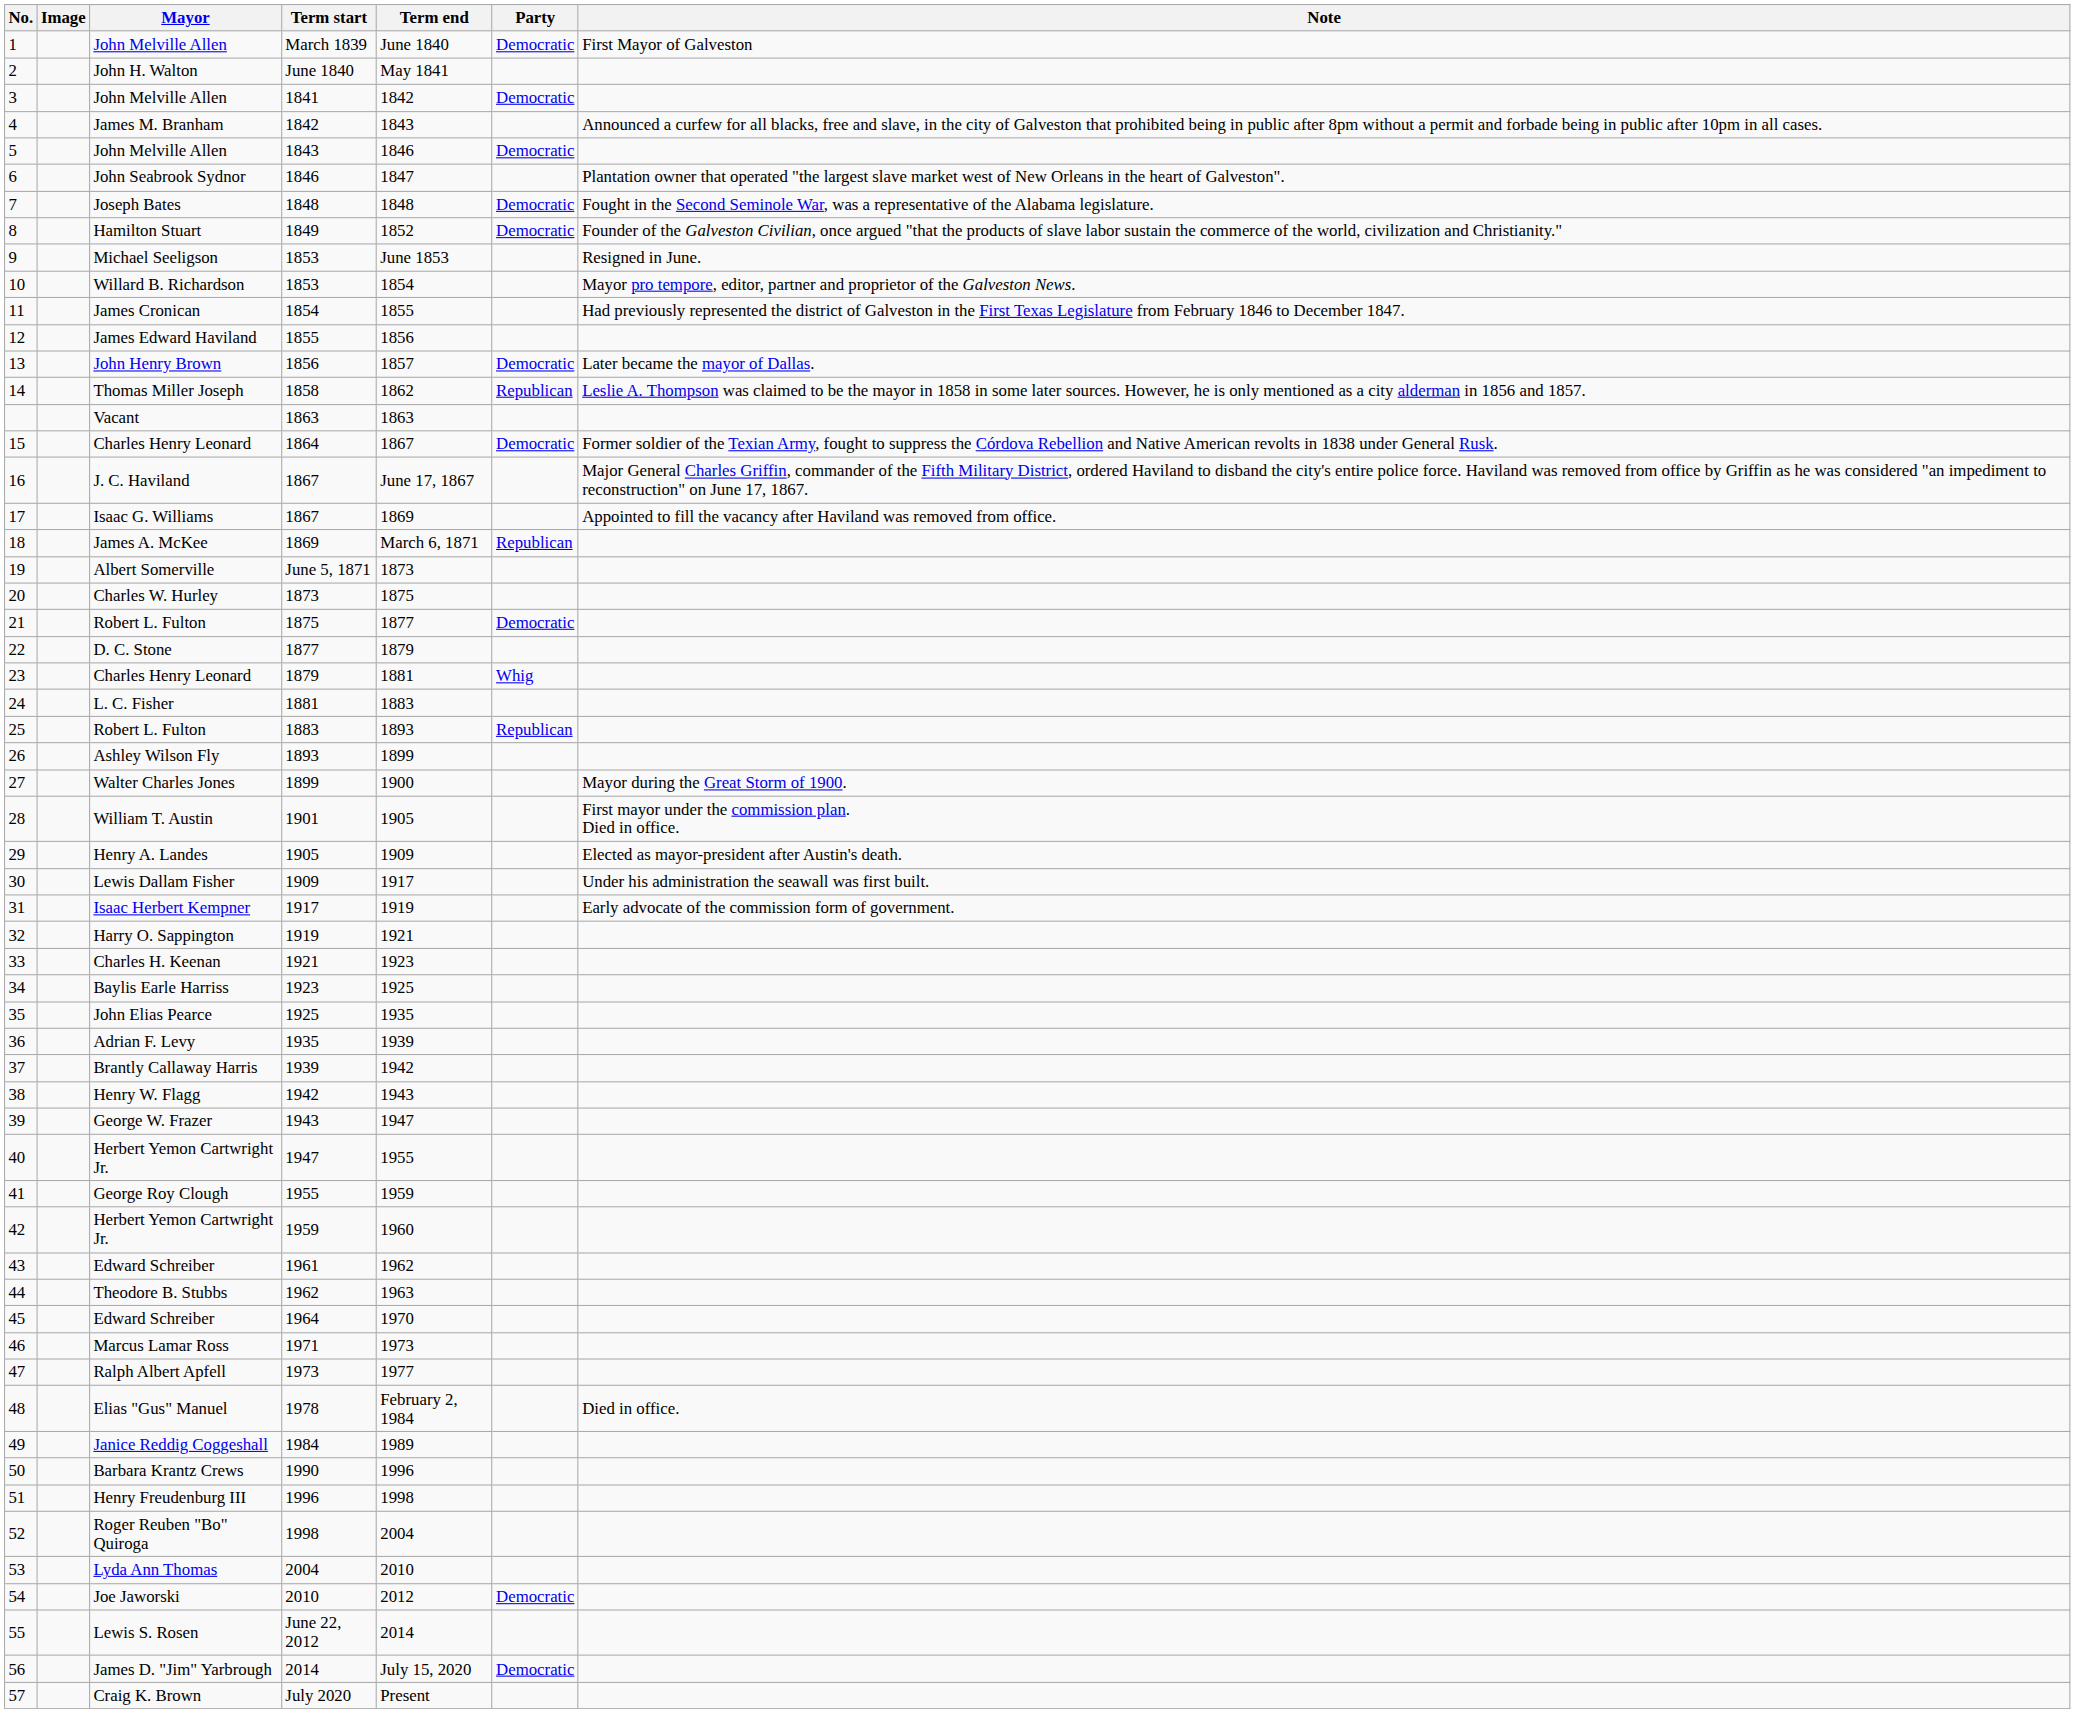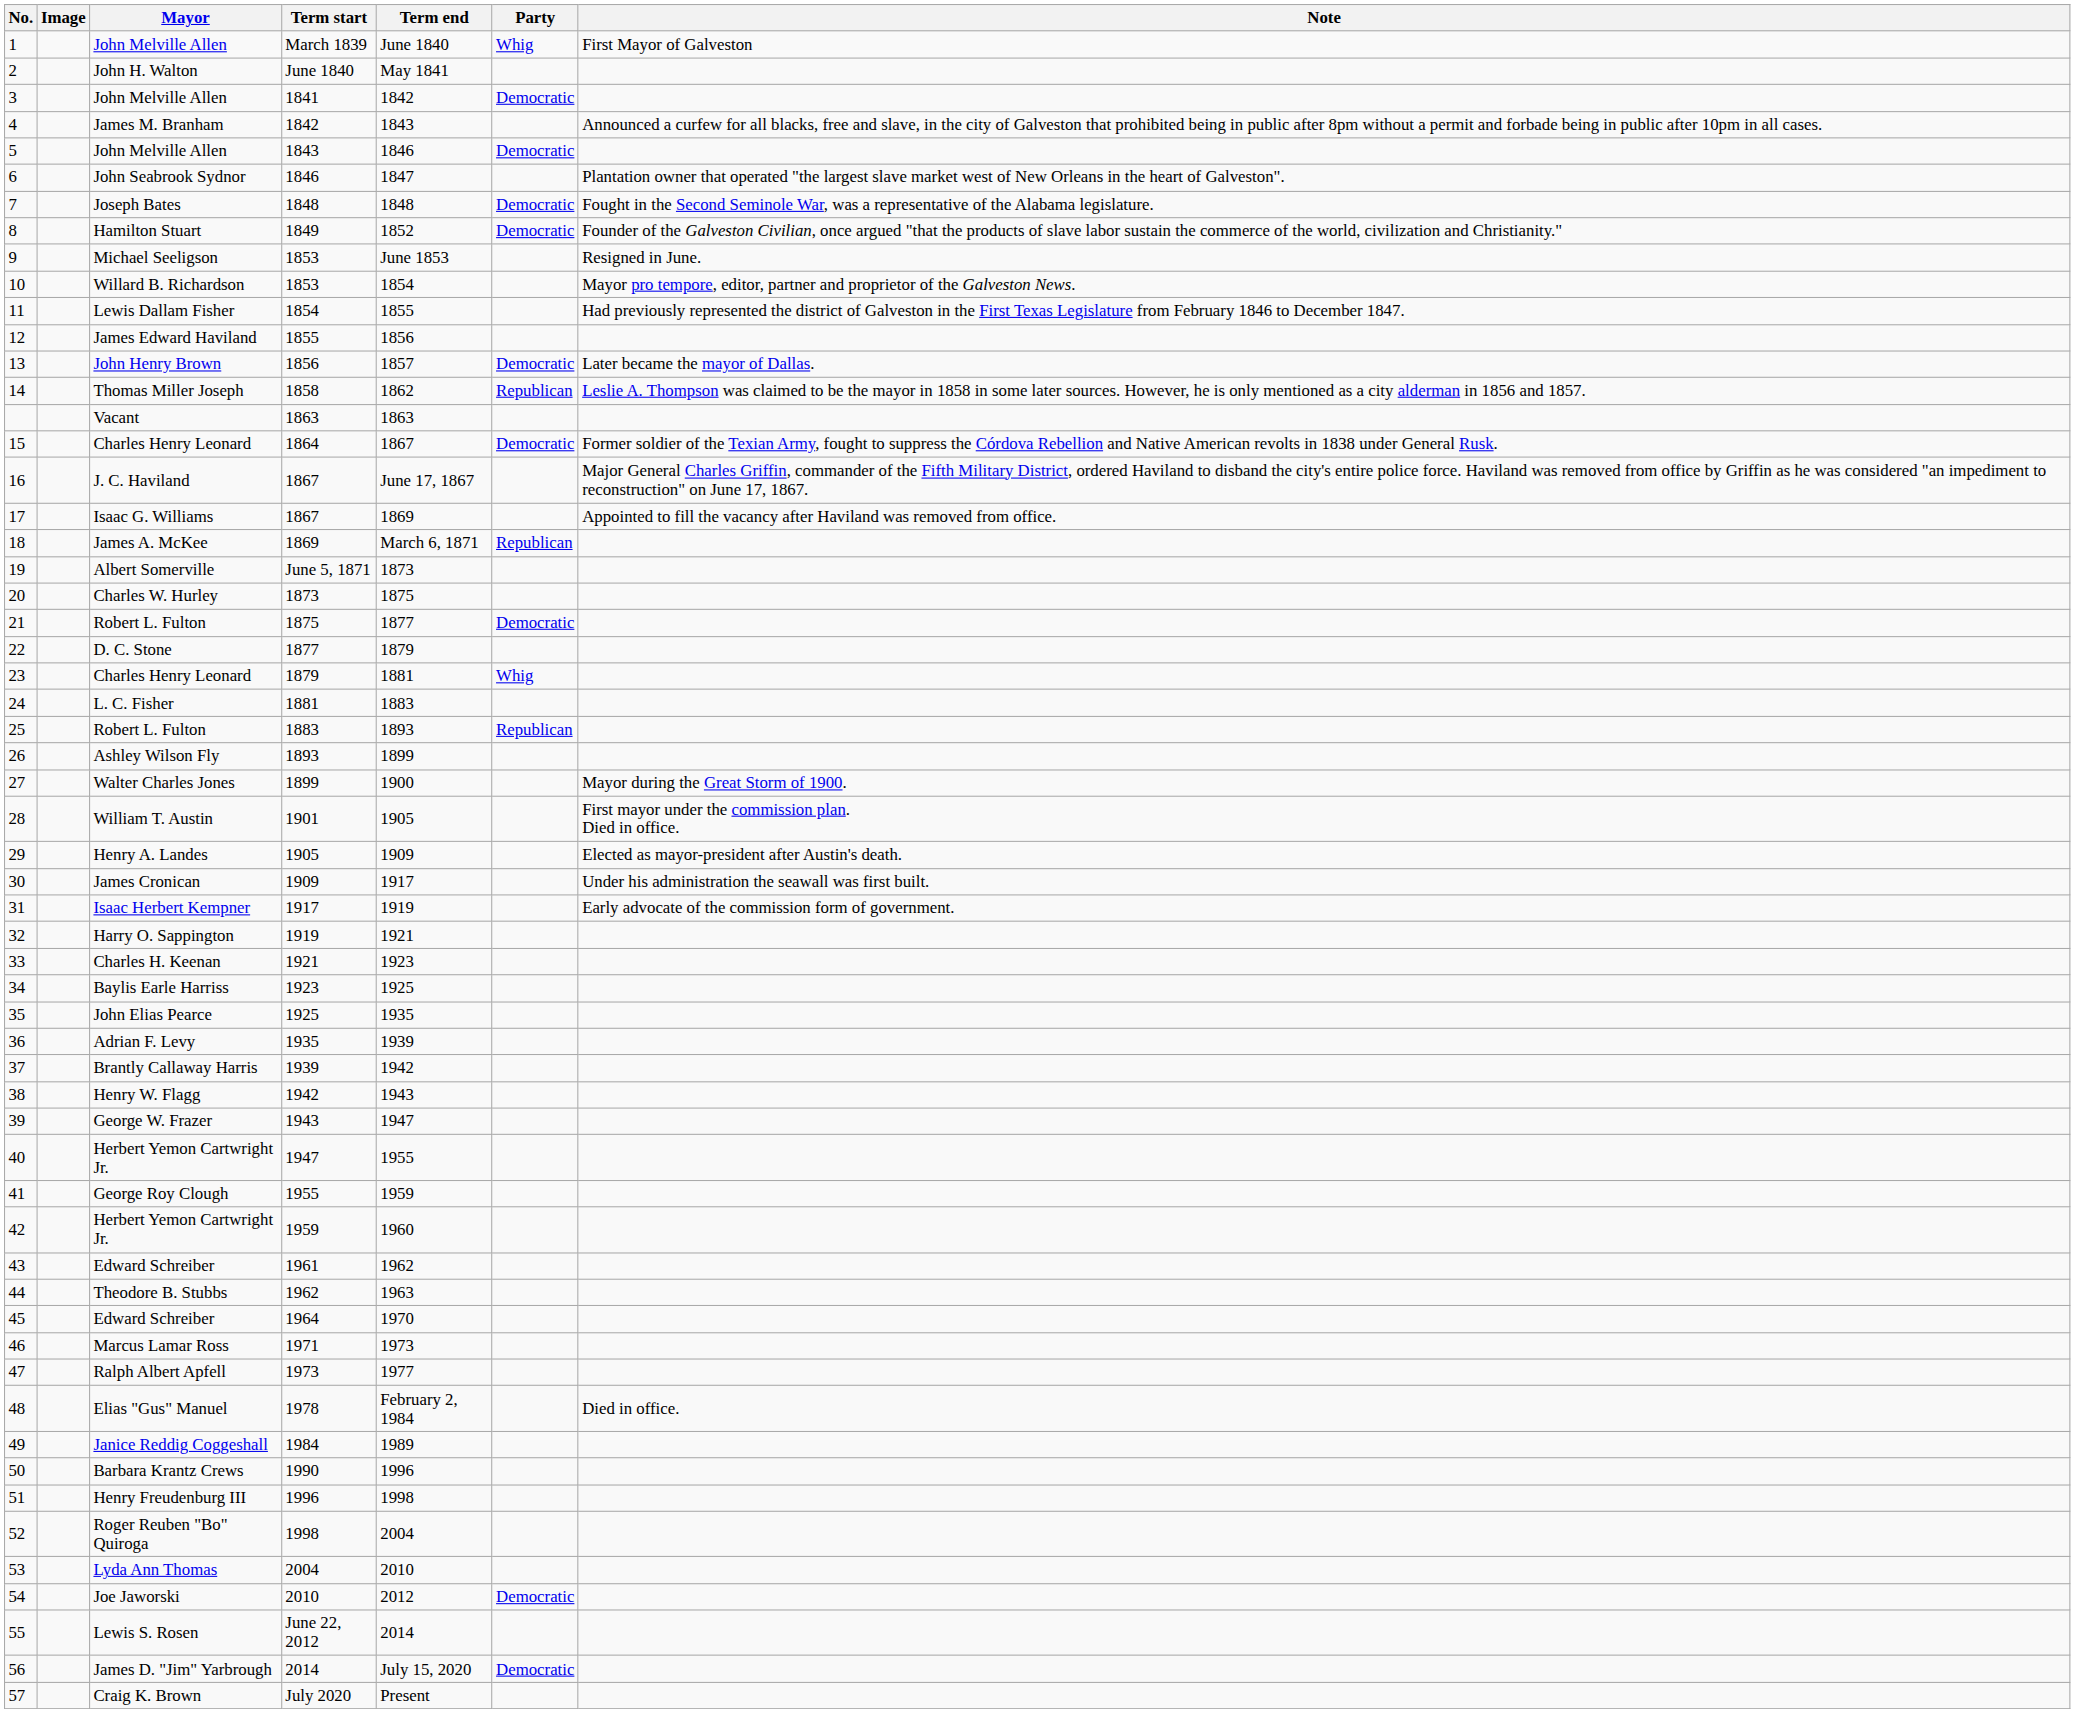(535, 44) Democratic -> (515, 44) Whig
(147, 310) James Cronican -> (164, 310) Lewis Dallam Fisher
(164, 881) Lewis Dallam Fisher -> (147, 881) James Cronican
